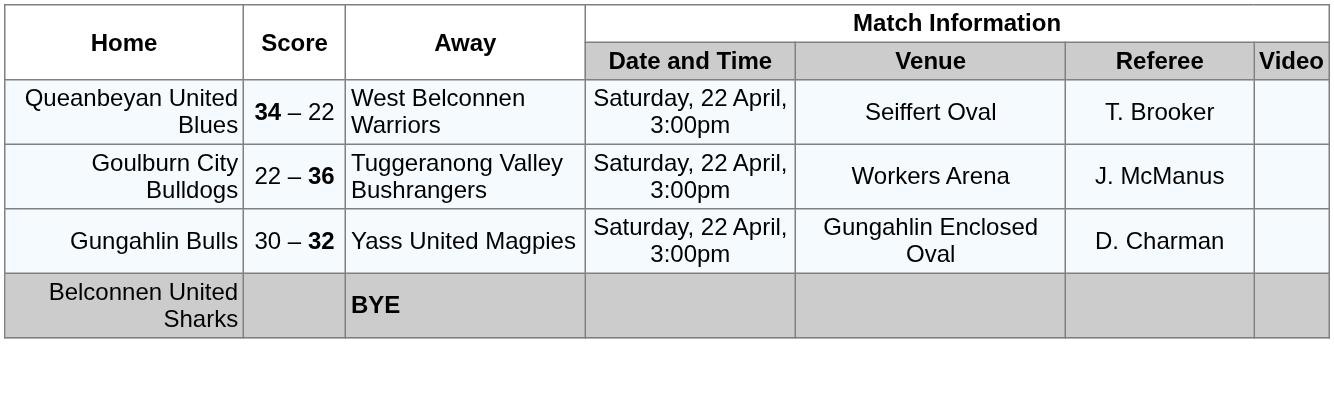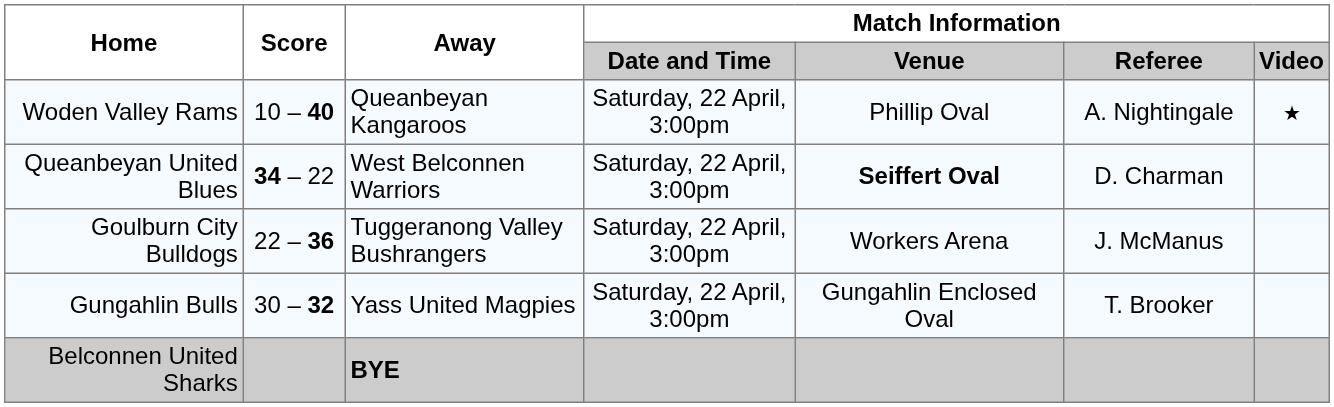+ row: (130, 111)
(931, 111) normal -> (929, 176) bold
(1160, 111) T. Brooker -> (1159, 176) D. Charman
(1160, 240) D. Charman -> (1159, 305) T. Brooker
